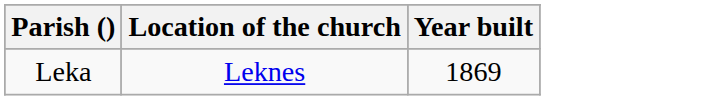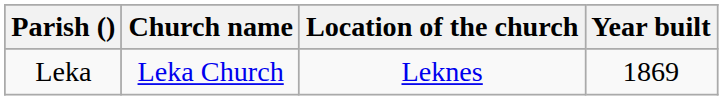+ column: (211, 26)
